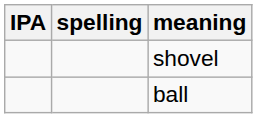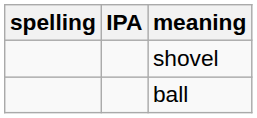columns swapped: (100, 22) <-> (28, 22)
